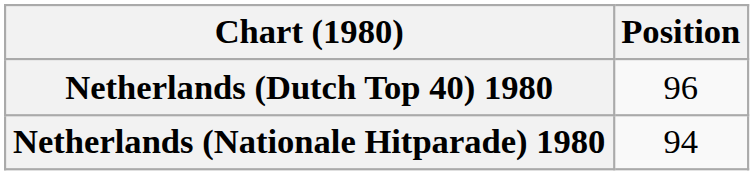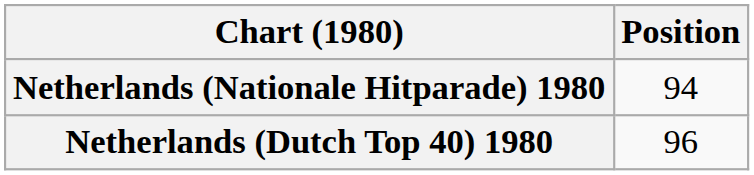rows swapped: (309, 141) <-> (309, 86)
